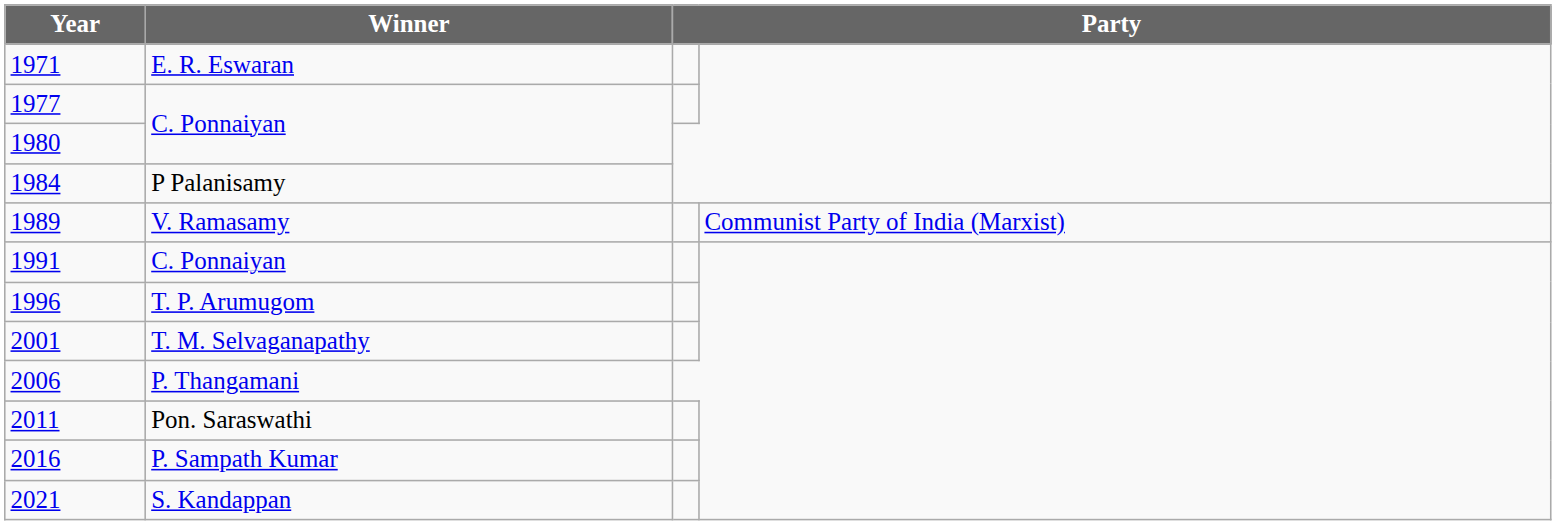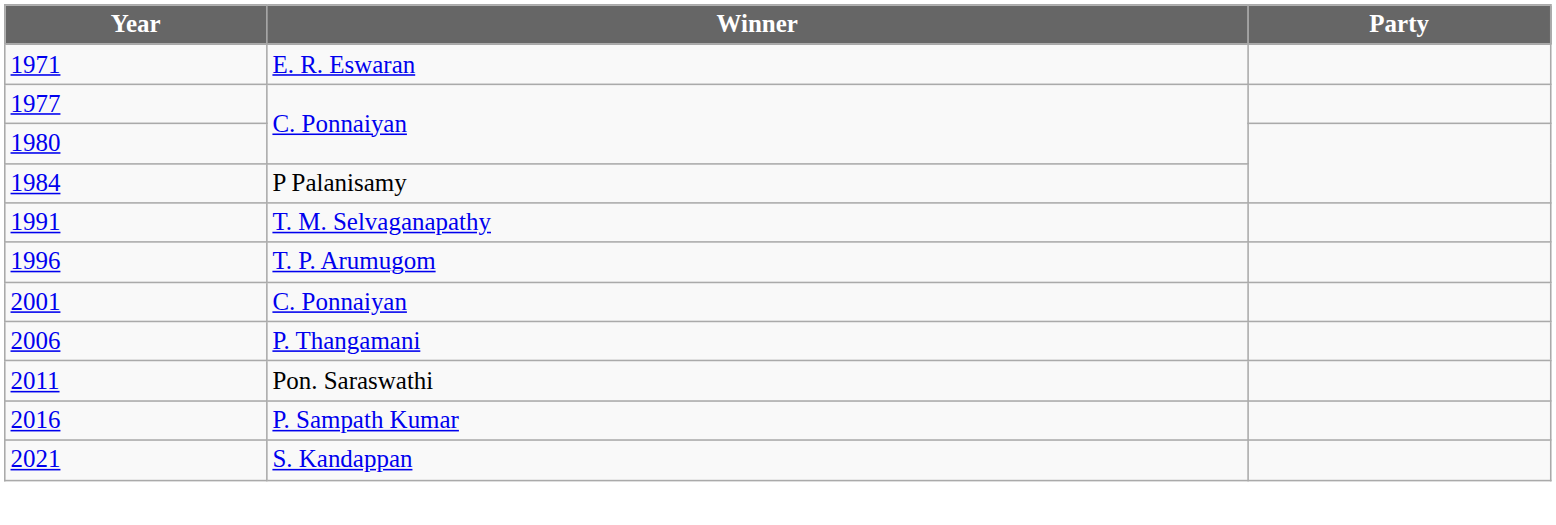- row: (35, 222)
(218, 261) C. Ponnaiyan -> (382, 222) T. M. Selvaganapathy
(260, 340) T. M. Selvaganapathy -> (340, 301) C. Ponnaiyan
